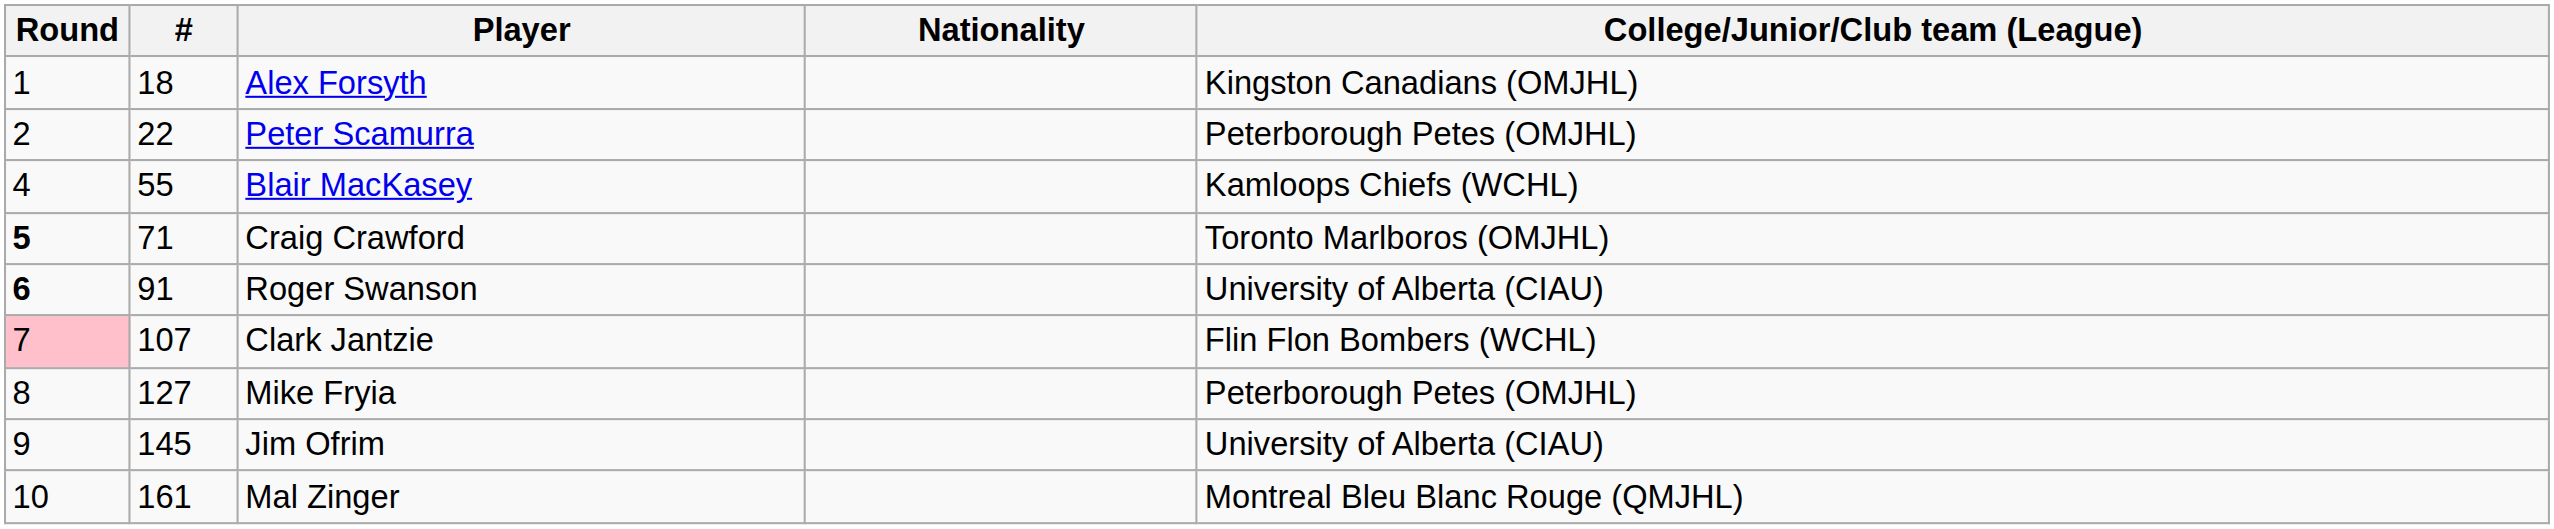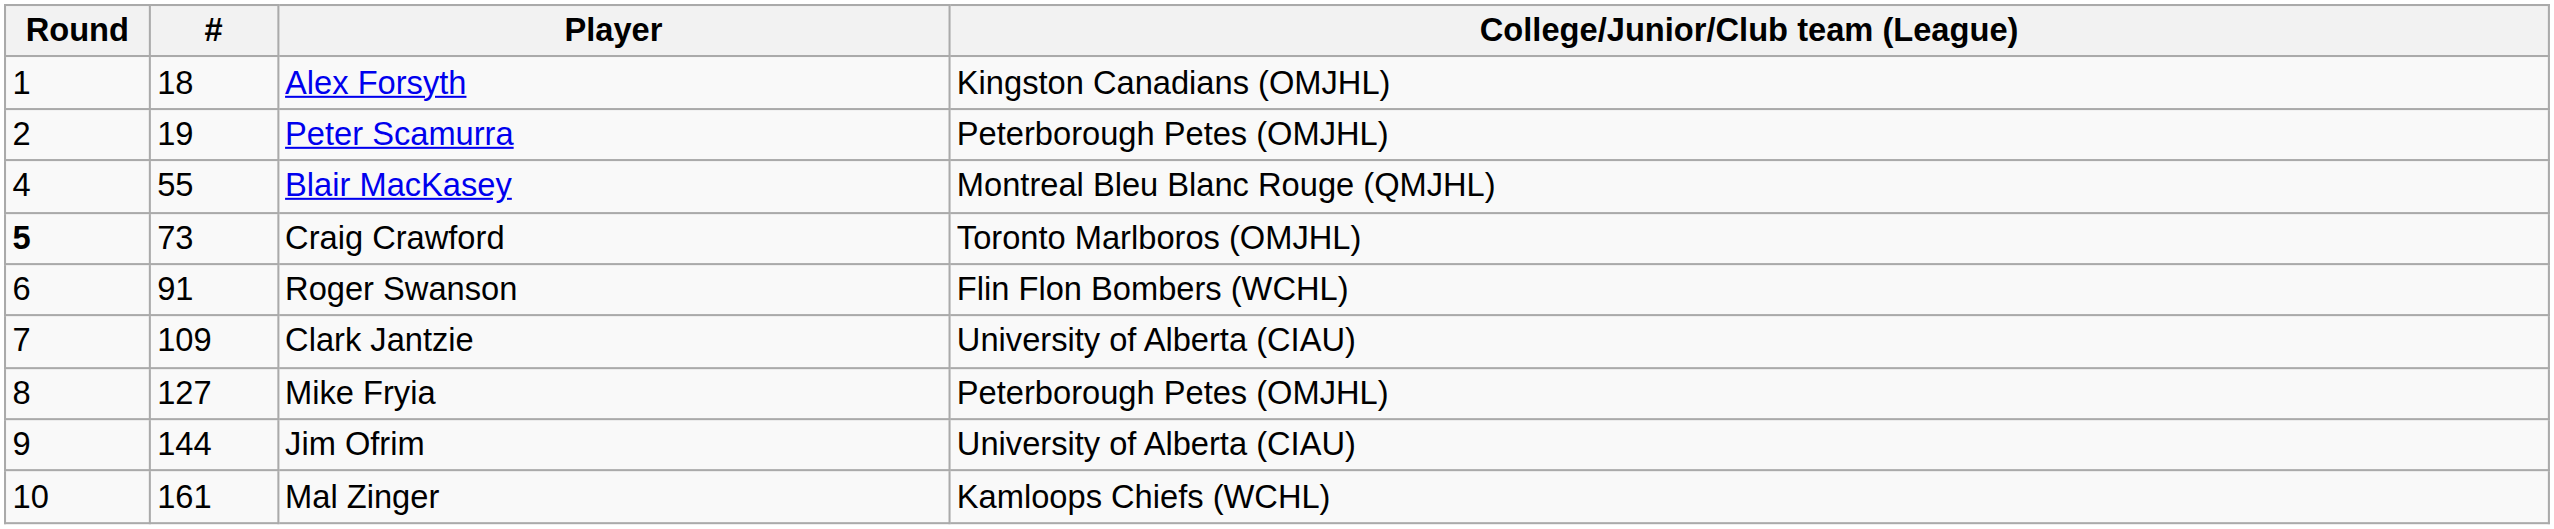- column: (1001, 30)
(155, 133) 22 -> (175, 133) 19
(1392, 185) Kamloops Chiefs (WCHL) -> (1226, 185) Montreal Bleu Blanc Rouge (QMJHL)
(155, 237) 71 -> (175, 237) 73
(22, 289) bold -> (22, 289) normal
(1404, 289) University of Alberta (CIAU) -> (1153, 289) Flin Flon Bombers (WCHL)
(22, 340) pink background -> (22, 340) no background
(165, 340) 107 -> (184, 340) 109
(1401, 340) Flin Flon Bombers (WCHL) -> (1156, 340) University of Alberta (CIAU)
(165, 444) 145 -> (184, 444) 144
(1474, 496) Montreal Bleu Blanc Rouge (QMJHL) -> (1144, 496) Kamloops Chiefs (WCHL)
